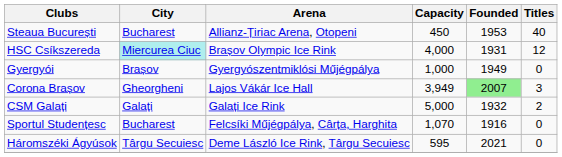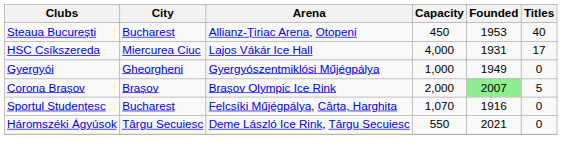(161, 50) paleturquoise background -> (161, 50) no background
(272, 50) Brașov Olympic Ice Rink -> (261, 50) Lajos Vákár Ice Hall
(539, 50) 12 -> (539, 50) 17
(140, 69) Brașov -> (153, 69) Gheorgheni
(153, 87) Gheorgheni -> (140, 87) Brașov
(261, 87) Lajos Vákár Ice Hall -> (272, 87) Brașov Olympic Ice Rink
(439, 87) 3,949 -> (439, 87) 2,000
(539, 87) 3 -> (539, 87) 5
- row: (37, 106)
(439, 143) 595 -> (439, 124) 550
